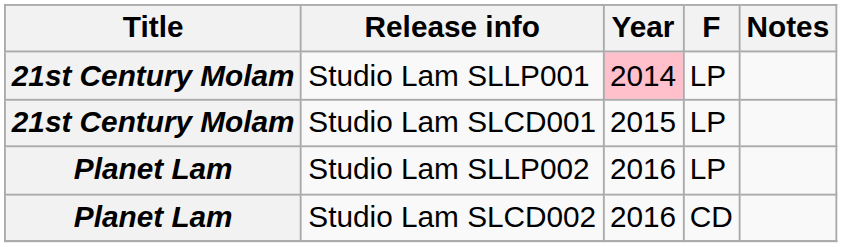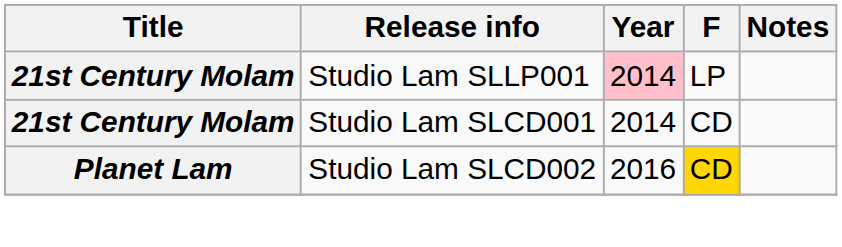(643, 122) 2015 -> (643, 122) 2014
(708, 122) LP -> (711, 122) CD
- row: (449, 169)
(711, 216) no background -> (711, 169) gold background
